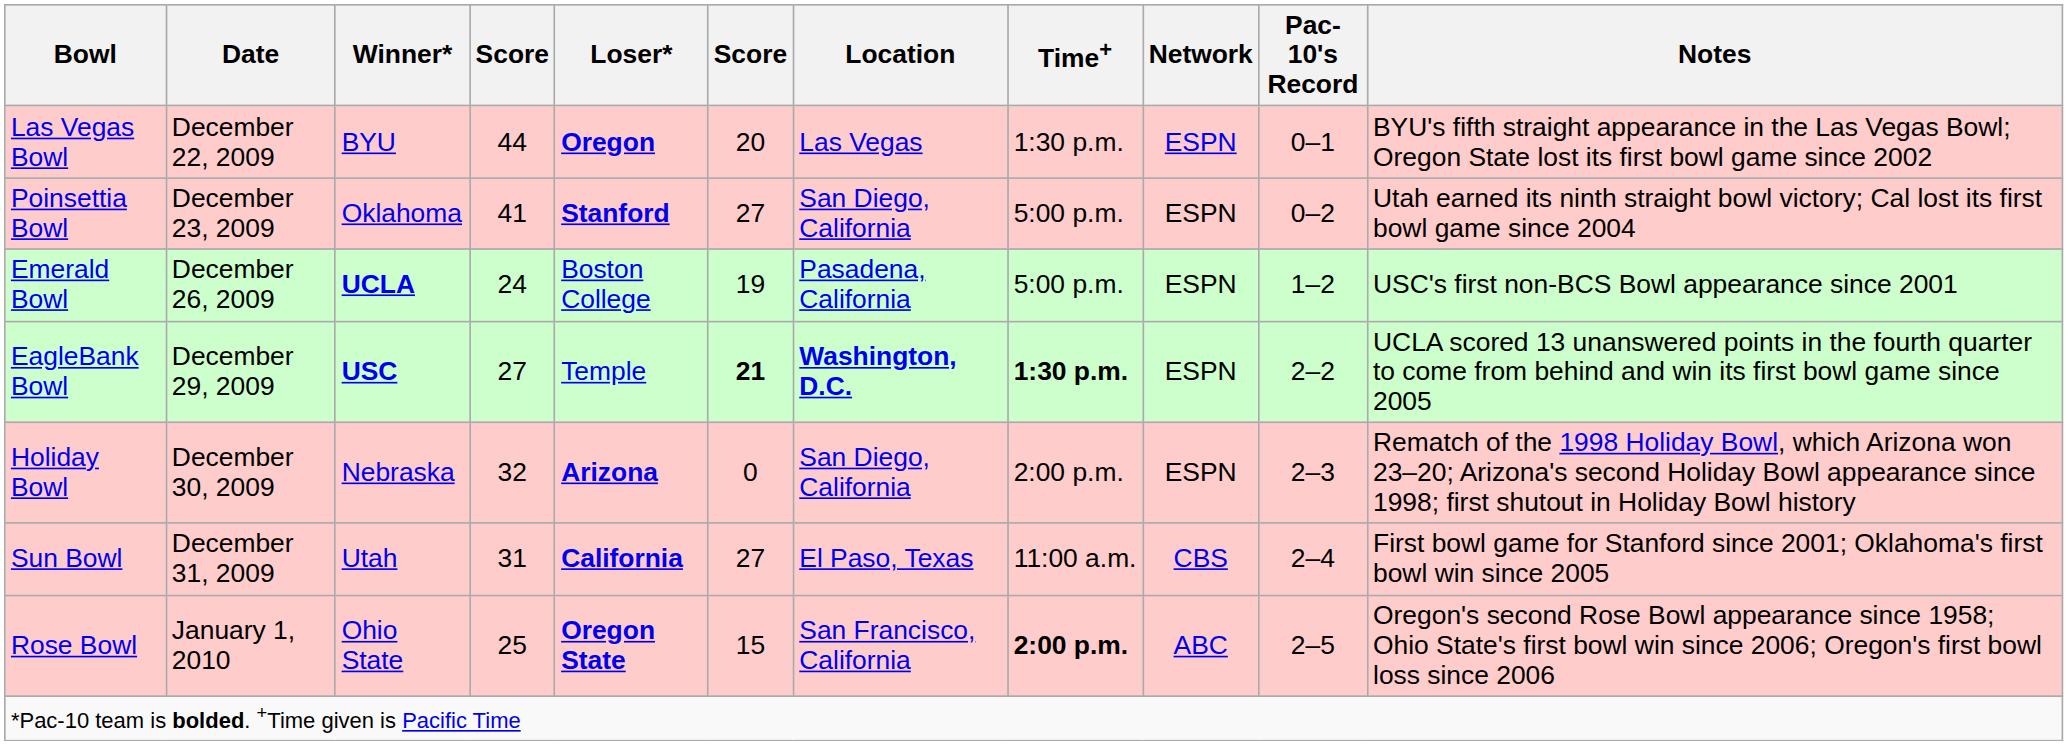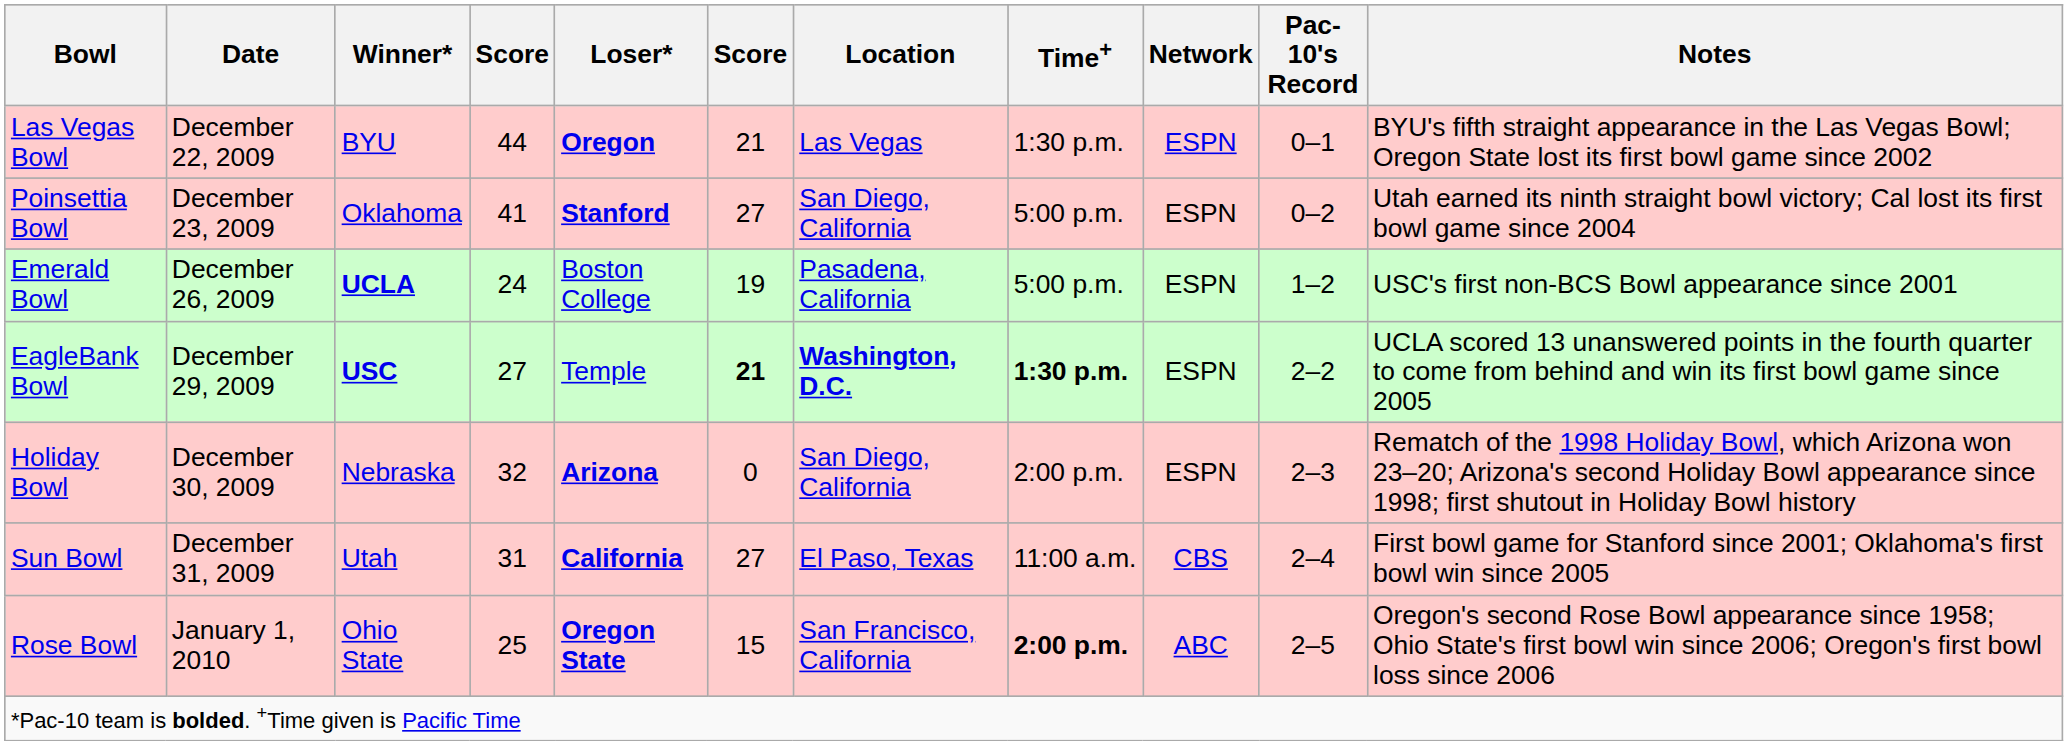(750, 141) 20 -> (750, 141) 21
